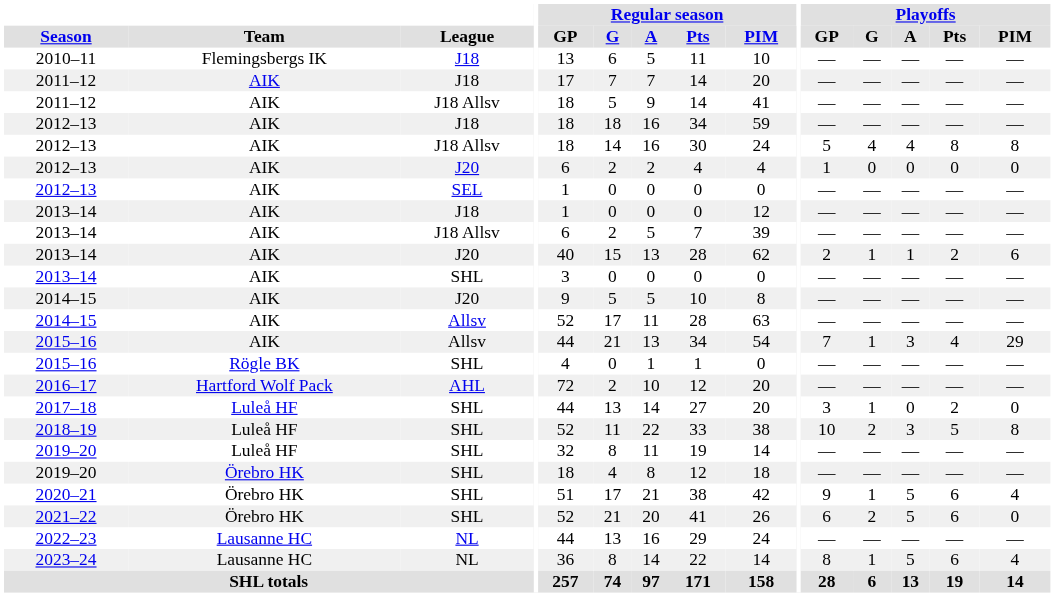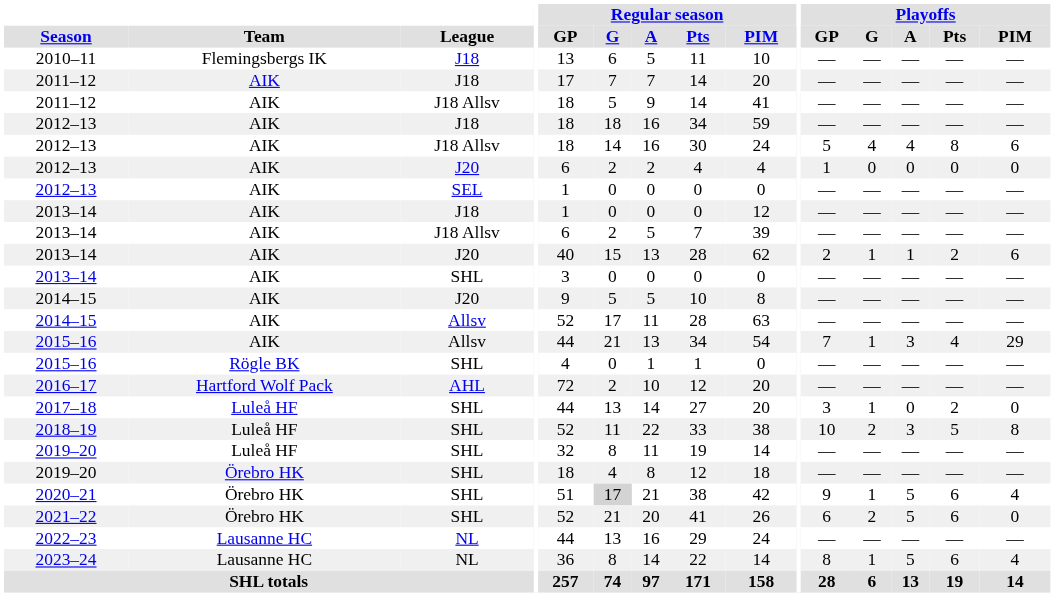(1015, 145) 8 -> (1015, 145) 6
(612, 494) no background -> (612, 494) lightgrey background
